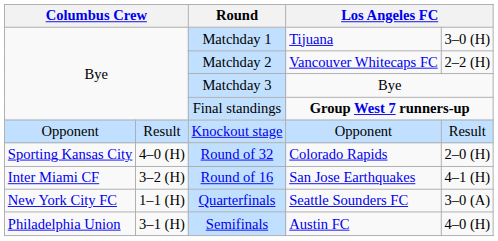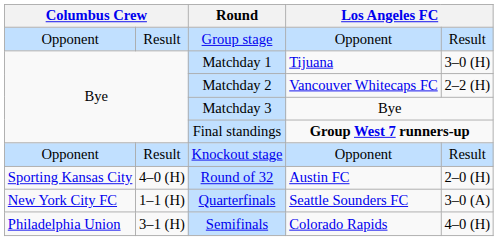+ row: (237, 39)
(338, 154) Colorado Rapids -> (319, 177) Austin FC
- row: (237, 177)
(319, 223) Austin FC -> (338, 223) Colorado Rapids
